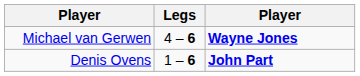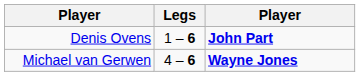rows swapped: (87, 37) <-> (111, 60)
